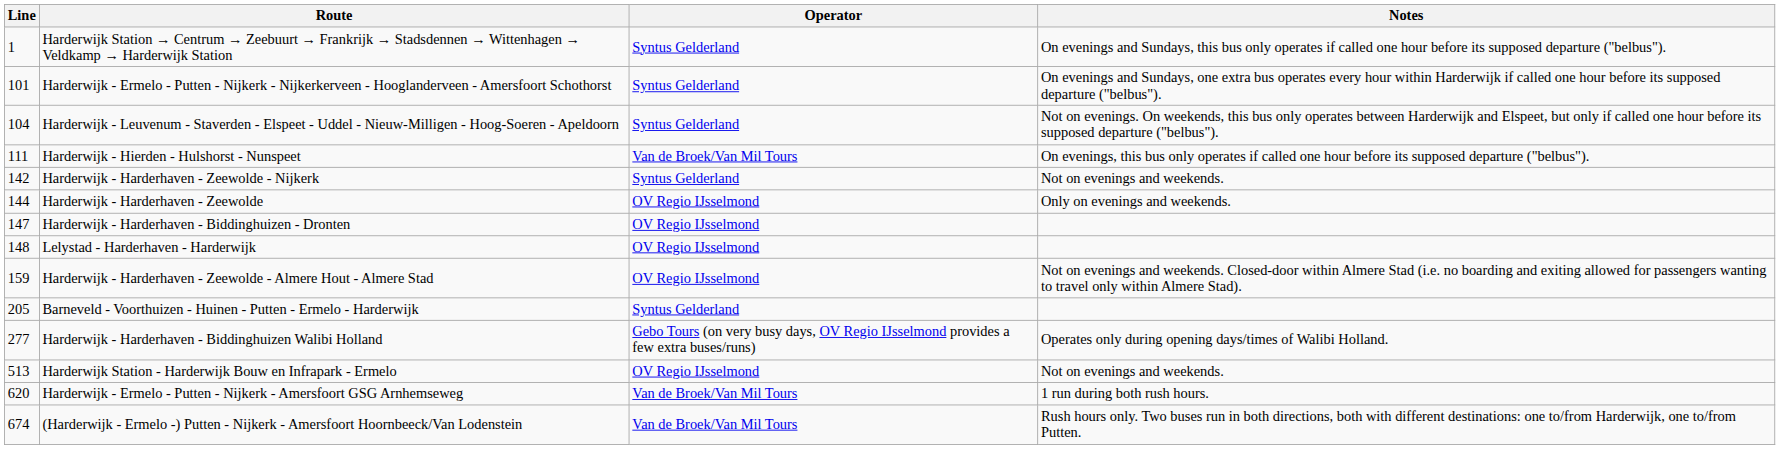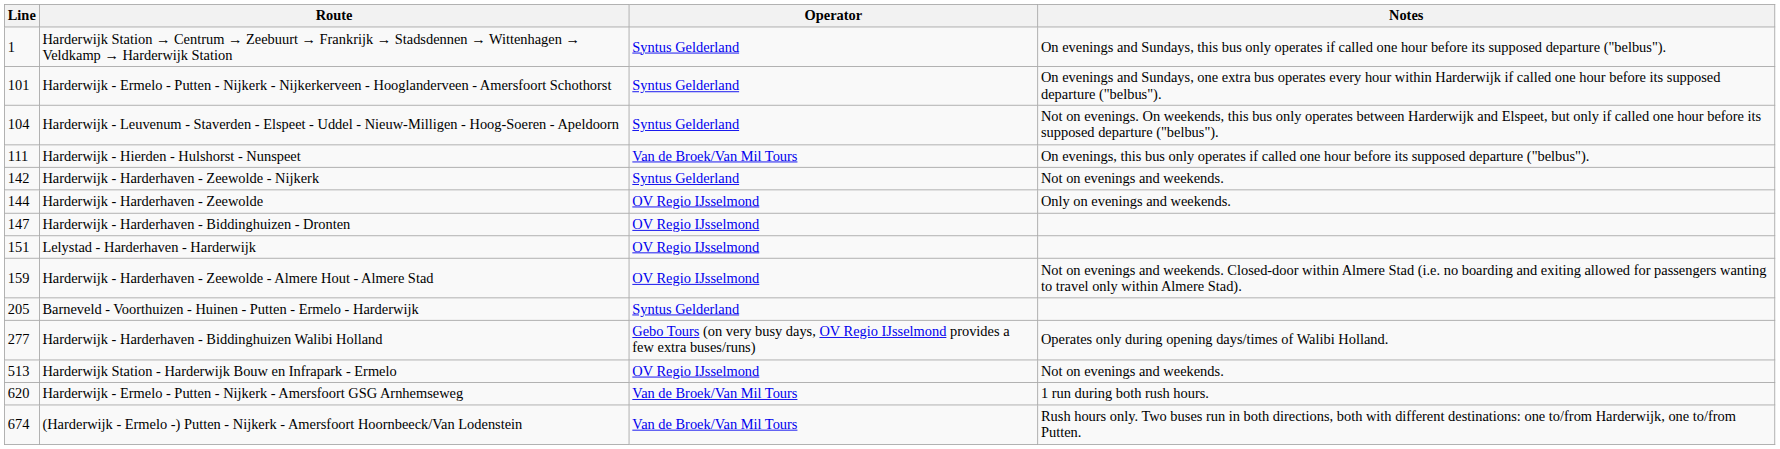(19, 247) 148 -> (19, 247) 151
